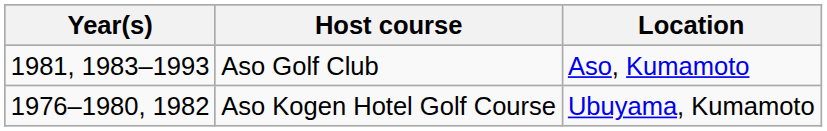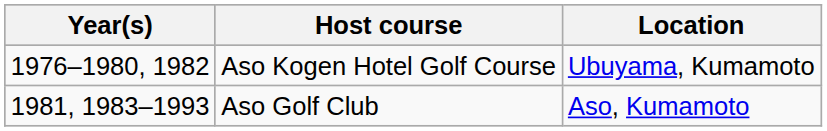rows swapped: (300, 66) <-> (389, 106)
